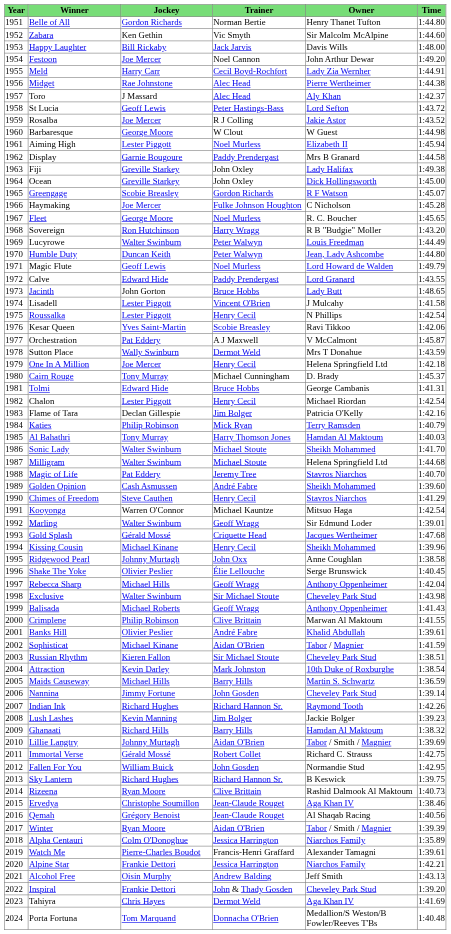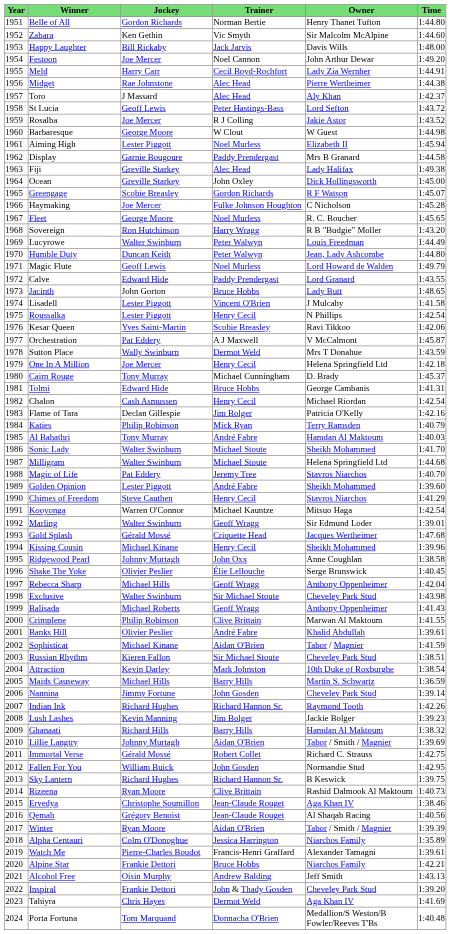(233, 169) John Oxley -> (232, 169) Alec Head
(146, 400) Lester Piggott -> (149, 400) Cash Asmussen
(252, 437) Harry Thomson Jones -> (235, 437) André Fabre
(149, 486) Cash Asmussen -> (146, 486) Lester Piggott
(246, 864) Jessica Harrington -> (236, 864) Bruce Hobbs
